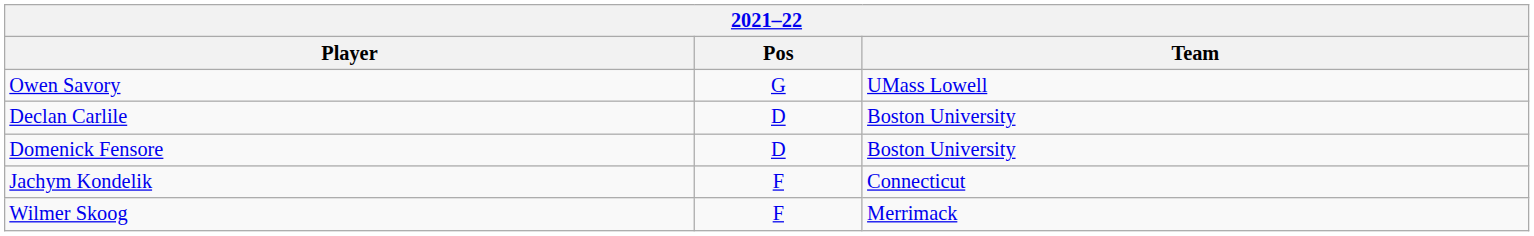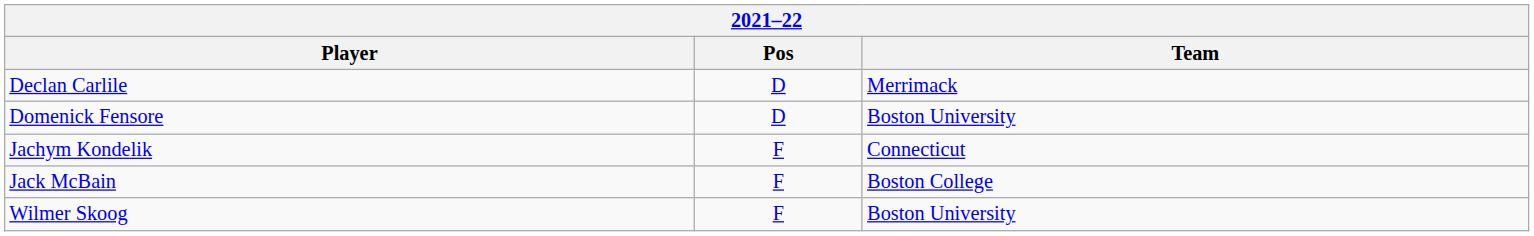- row: (65, 85)
(941, 117) Boston University -> (912, 85) Merrimack
+ row: (63, 181)
(912, 213) Merrimack -> (941, 213) Boston University
